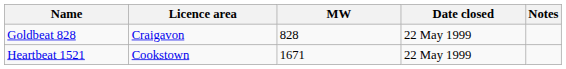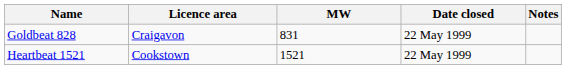(289, 34) 828 -> (289, 34) 831
(292, 54) 1671 -> (292, 54) 1521
